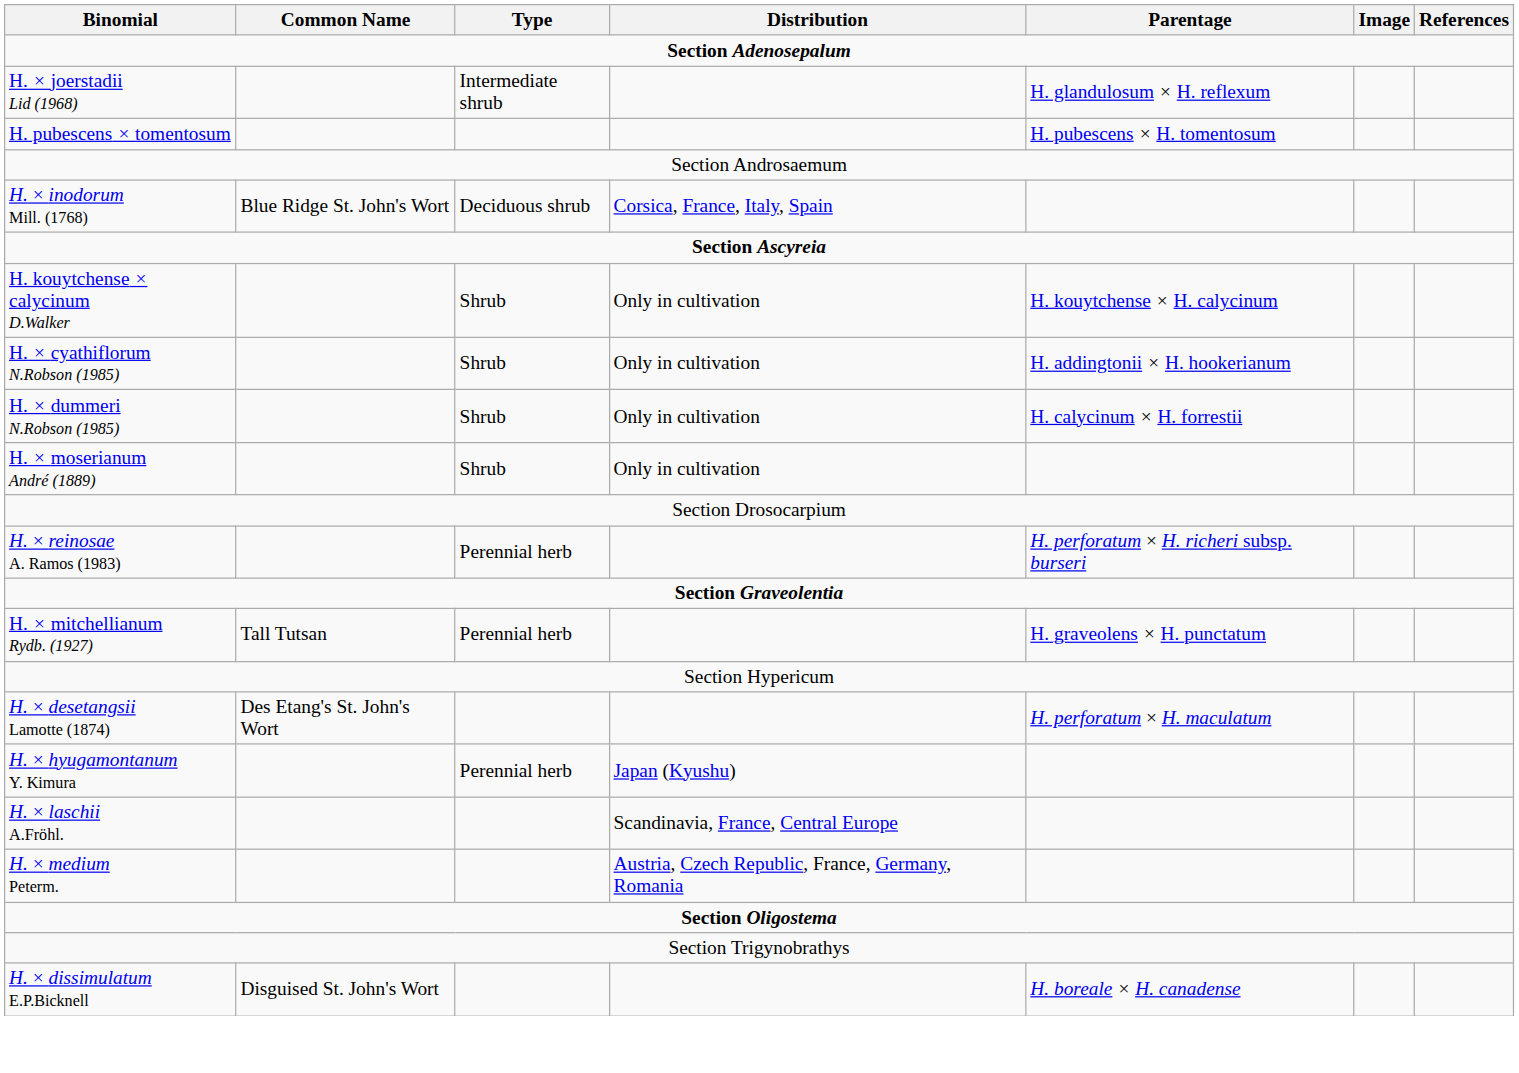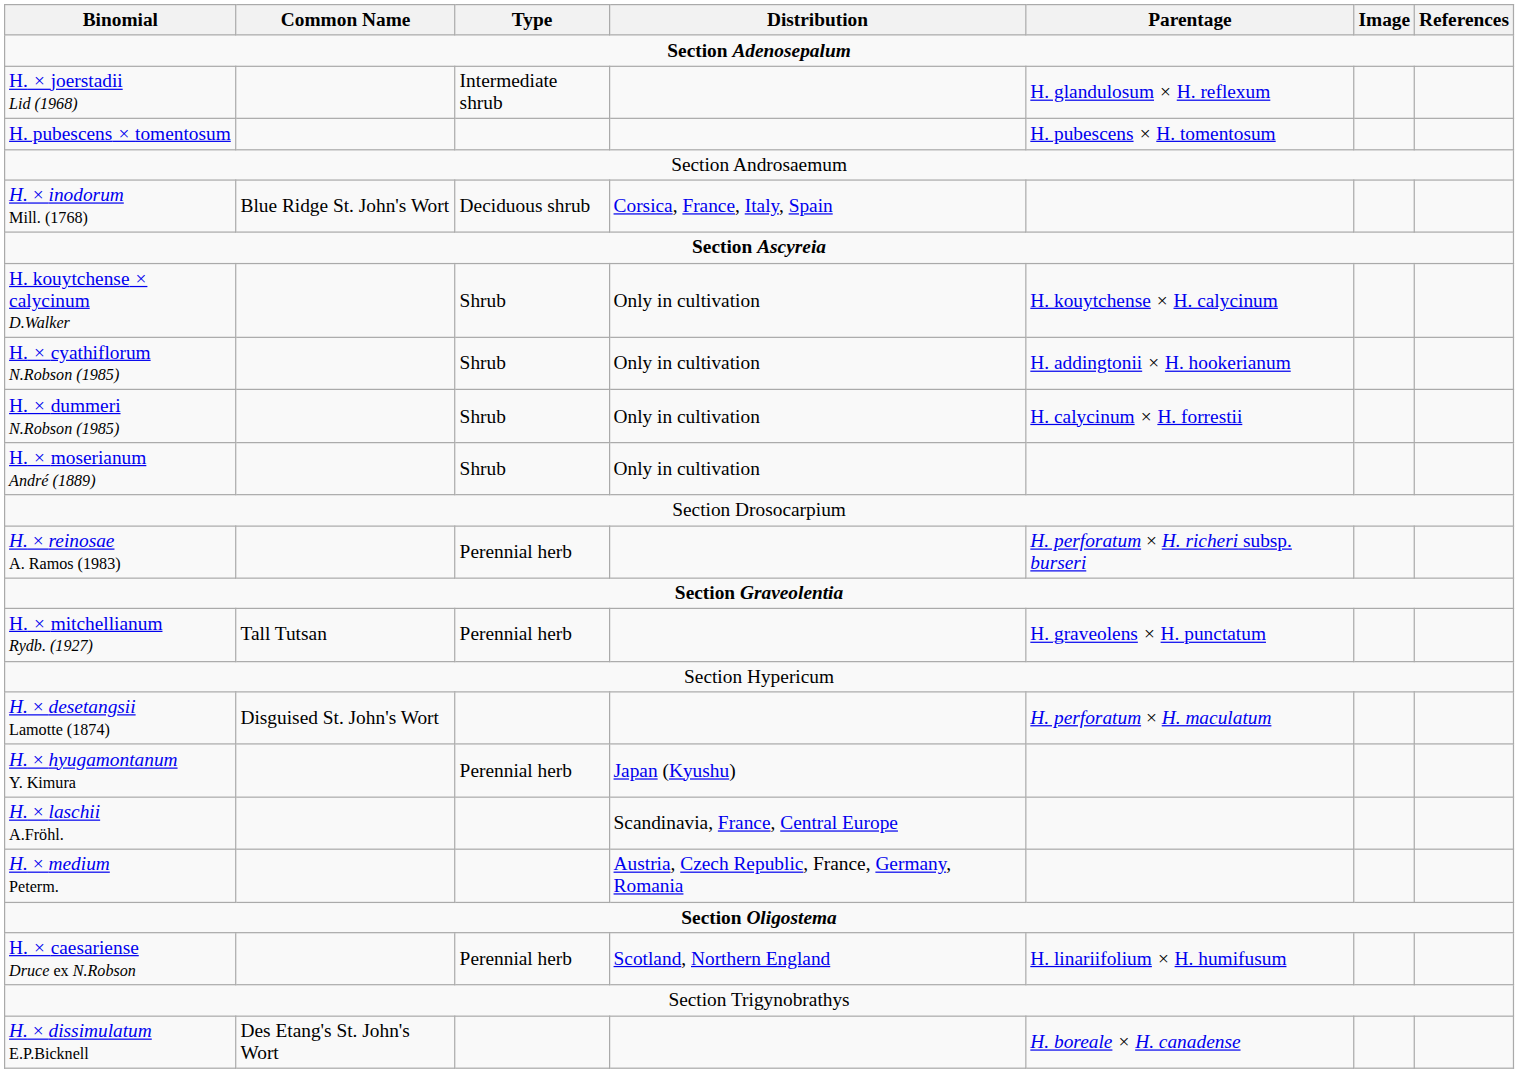(325, 718) Des Etang's St. John's Wort -> (340, 718) Disguised St. John's Wort
+ row: (74, 958)
(340, 989) Disguised St. John's Wort -> (325, 1041) Des Etang's St. John's Wort
